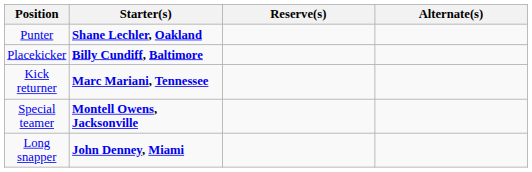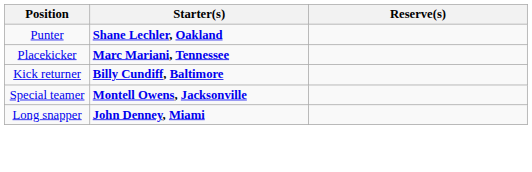- column: (451, 14)
(137, 54) Billy Cundiff, Baltimore -> (161, 54) Marc Mariani, Tennessee
(140, 81) Marc Mariani, Tennessee -> (158, 74) Billy Cundiff, Baltimore
